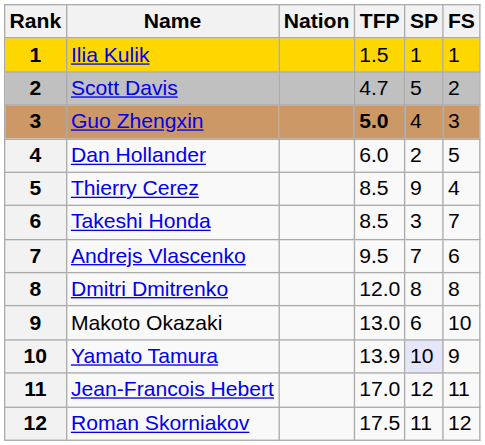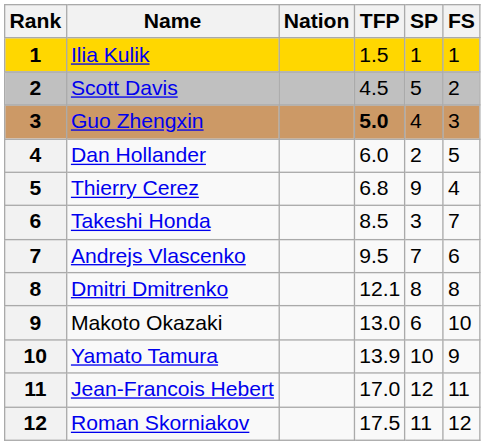(374, 88) 4.7 -> (374, 88) 4.5
(374, 188) 8.5 -> (374, 188) 6.8
(380, 289) 12.0 -> (380, 289) 12.1
(422, 356) lavender background -> (422, 356) no background
